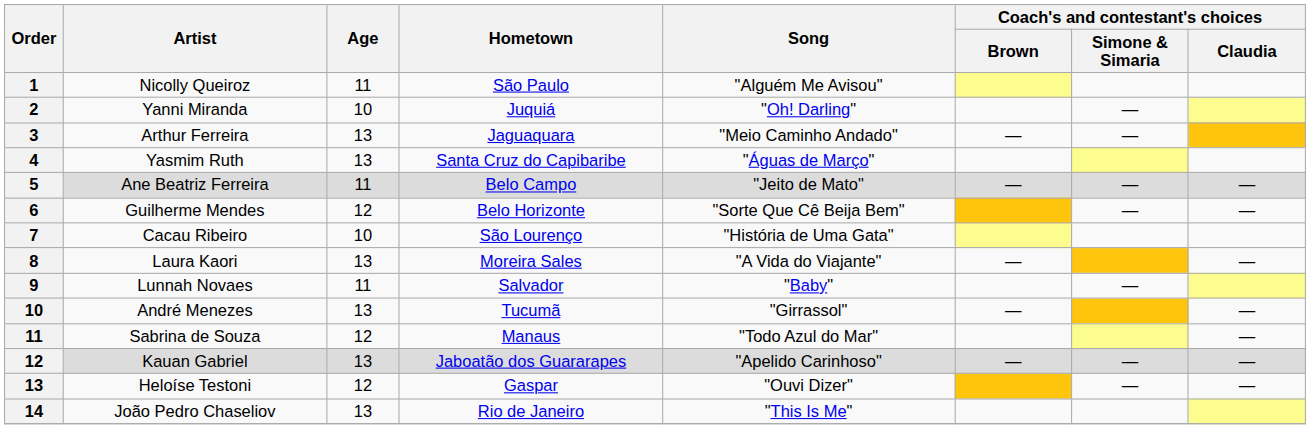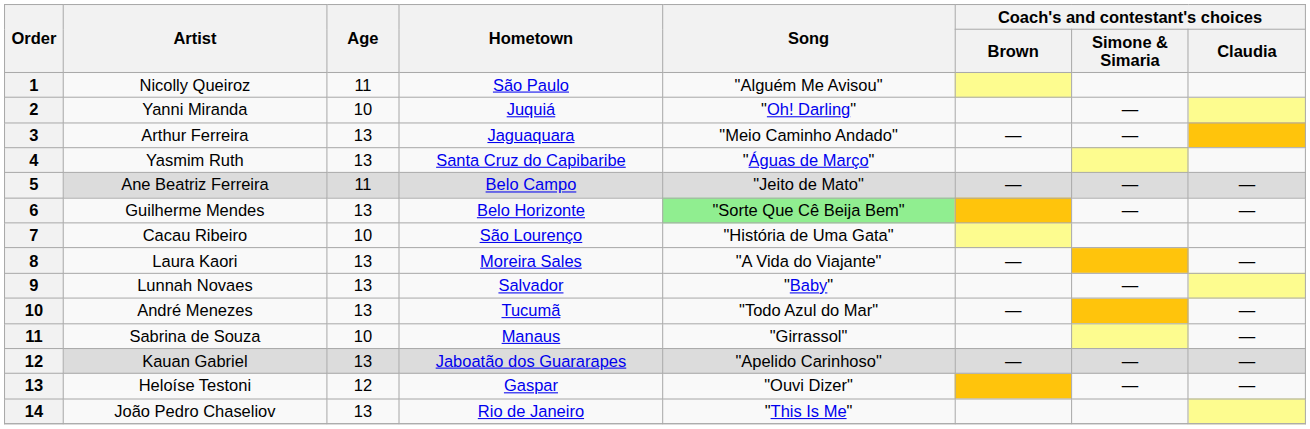(363, 210) 12 -> (363, 210) 13
(809, 210) no background -> (809, 210) lightgreen background
(363, 286) 11 -> (363, 286) 13
(809, 311) "Girrassol" -> (809, 311) "Todo Azul do Mar"
(363, 336) 12 -> (363, 336) 10
(809, 336) "Todo Azul do Mar" -> (809, 336) "Girrassol"
